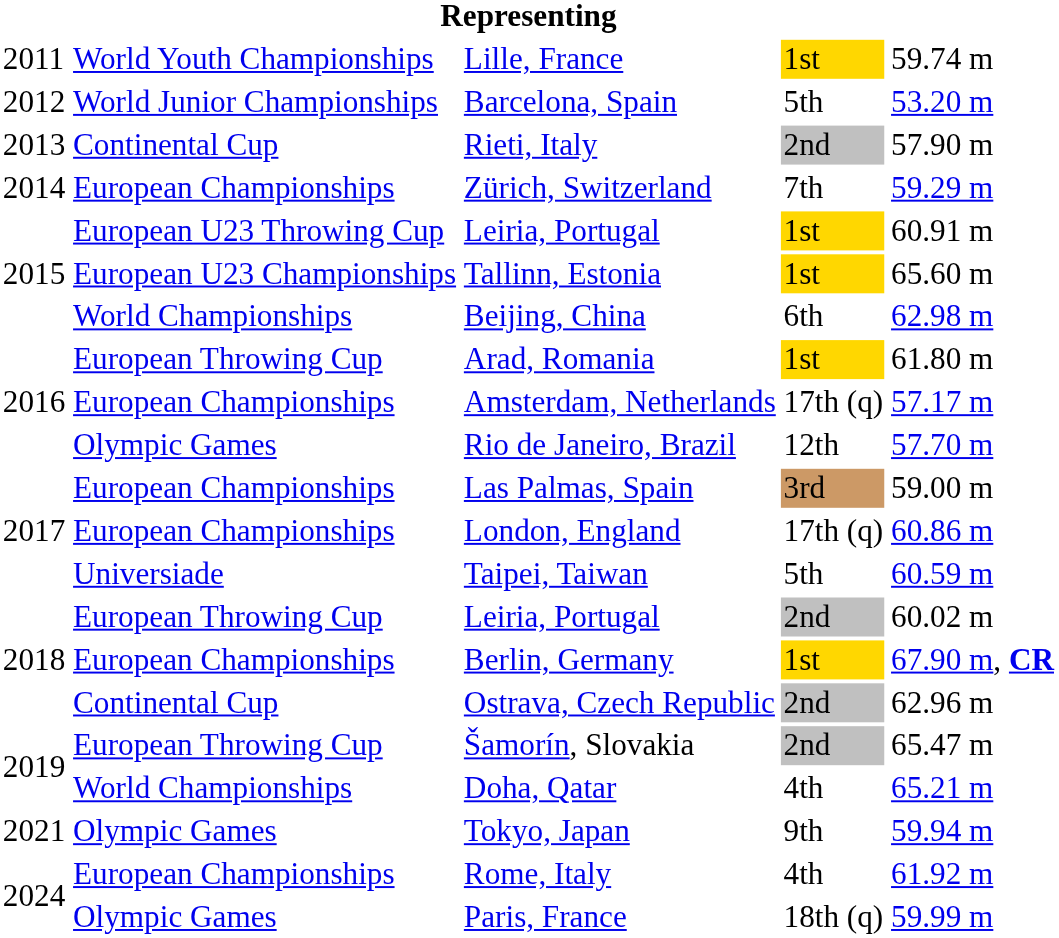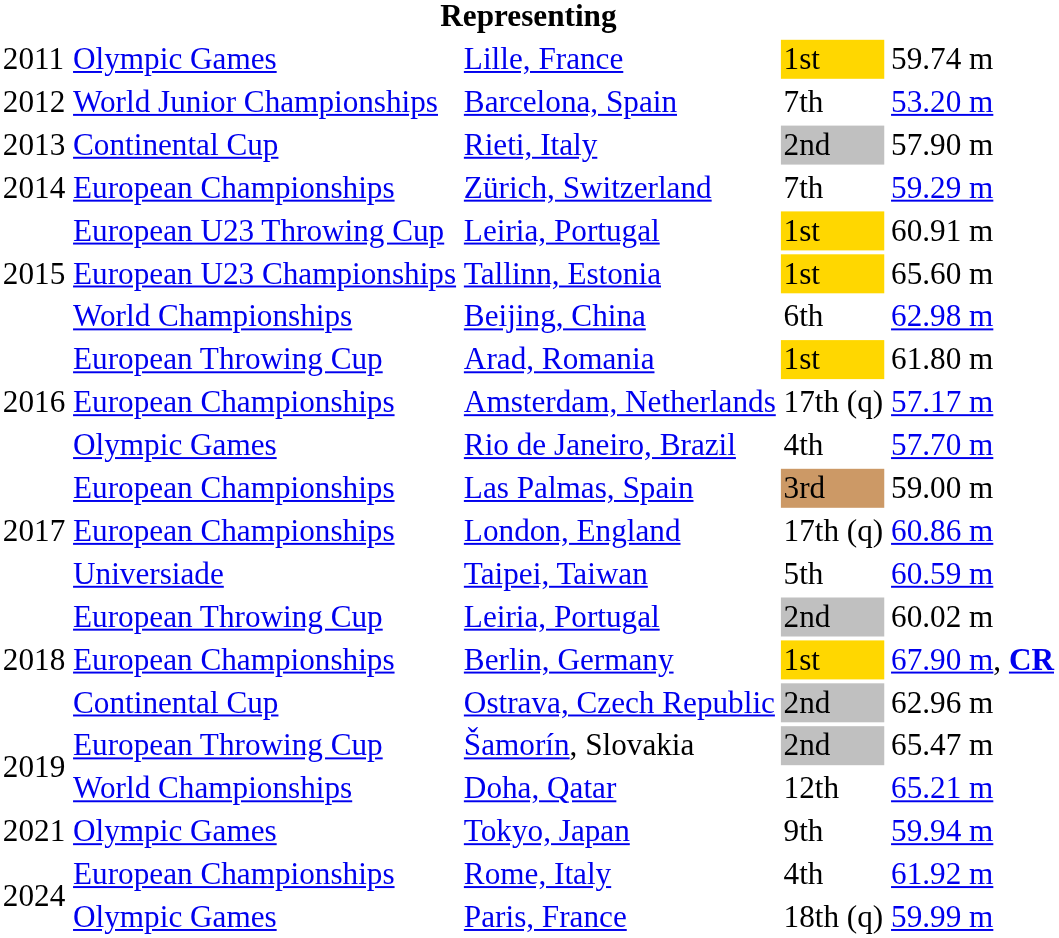(253, 58) World Youth Championships -> (175, 58) Olympic Games
(804, 101) 5th -> (804, 101) 7th
(811, 444) 12th -> (804, 444) 4th
(804, 788) 4th -> (811, 788) 12th
